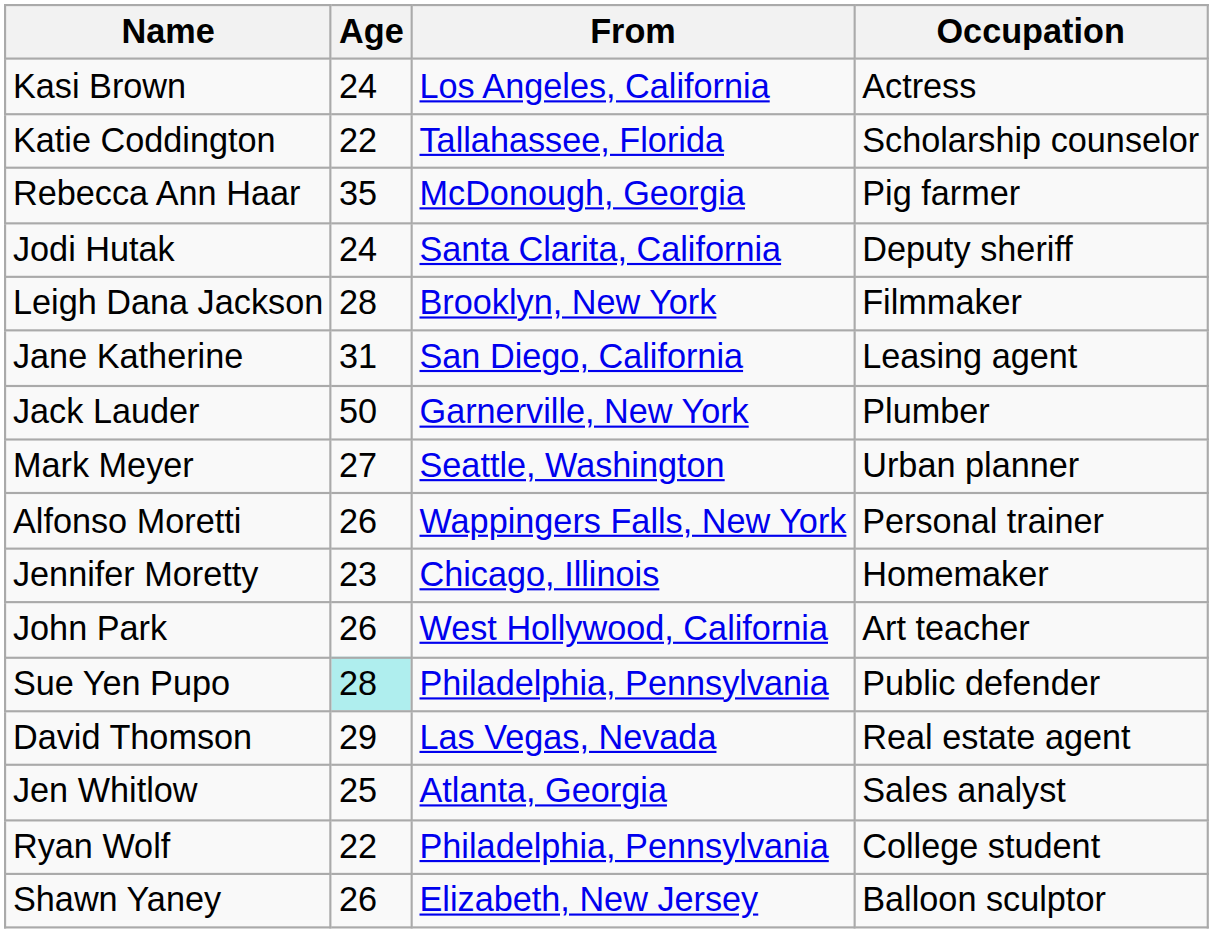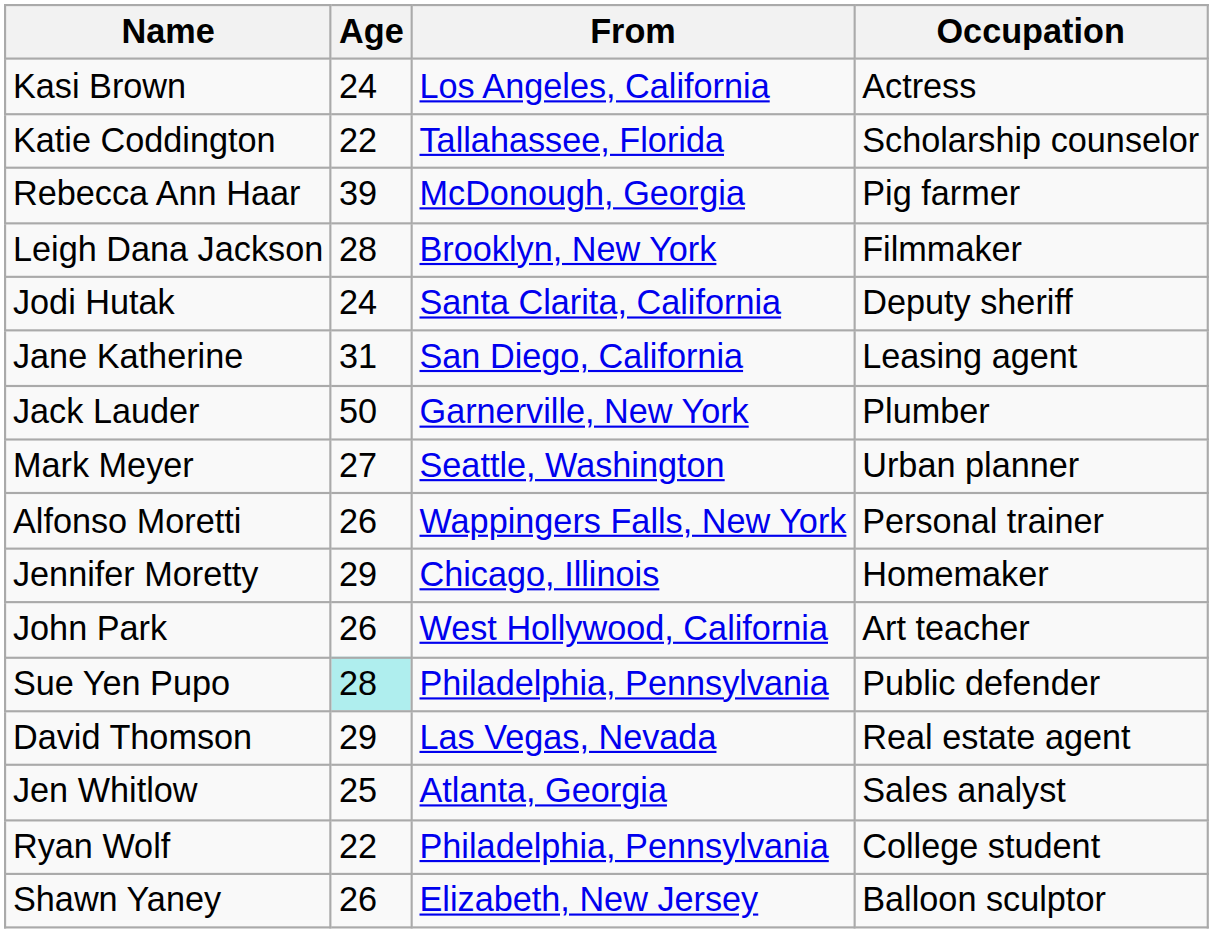(358, 194) 35 -> (358, 194) 39
rows swapped: (94, 248) <-> (168, 303)
(358, 574) 23 -> (358, 574) 29
